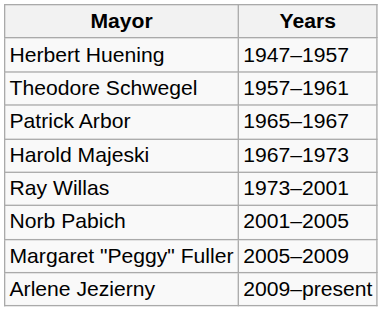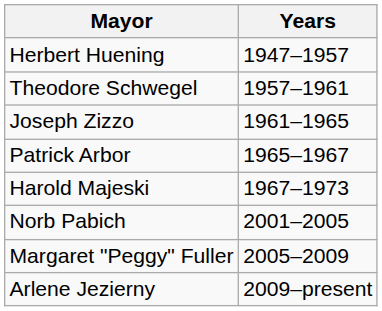+ row: (72, 121)
- row: (59, 188)
